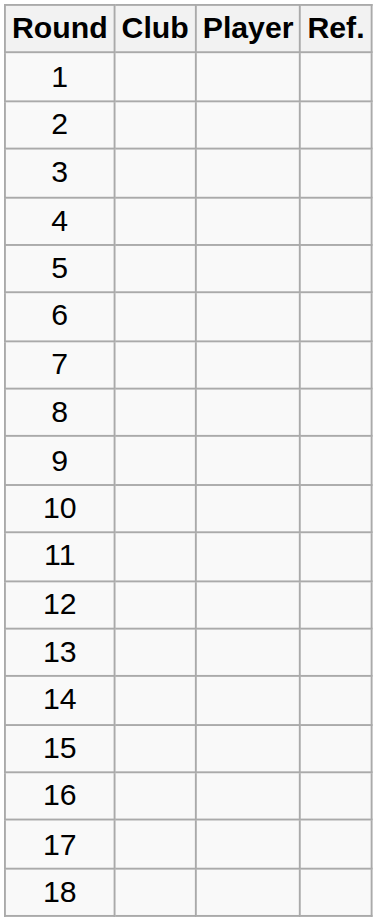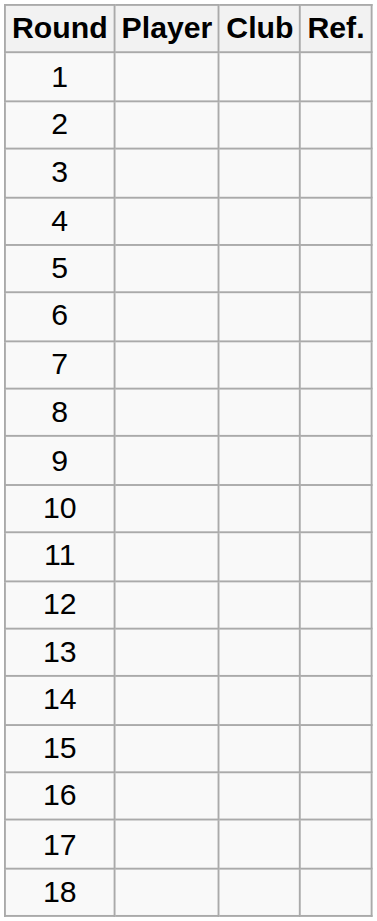columns swapped: (248, 28) <-> (155, 28)
